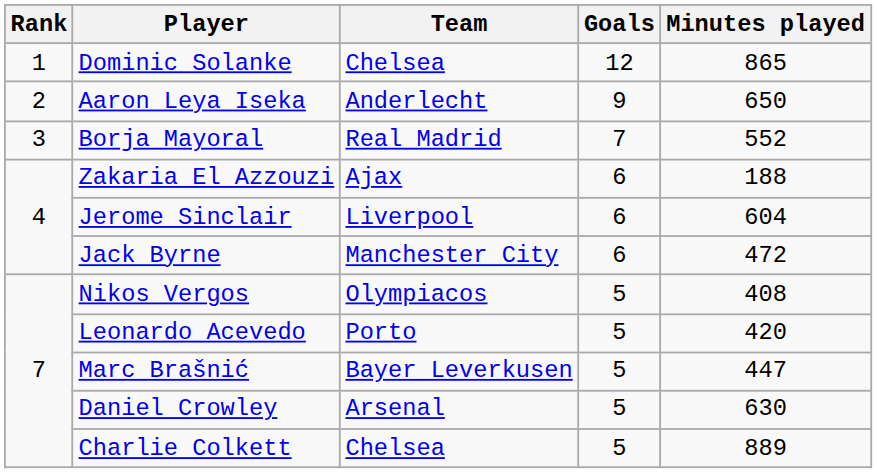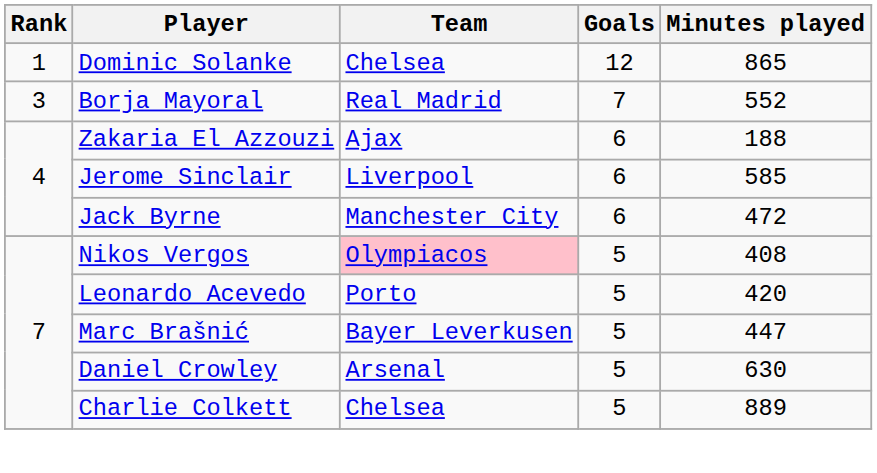- row: (192, 101)
(766, 217) 604 -> (766, 178) 585
(416, 294) no background -> (416, 256) pink background
